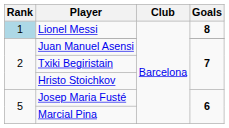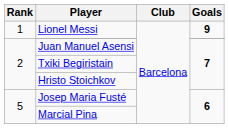(20, 30) lightblue background -> (20, 30) no background
(207, 30) 8 -> (207, 30) 9
